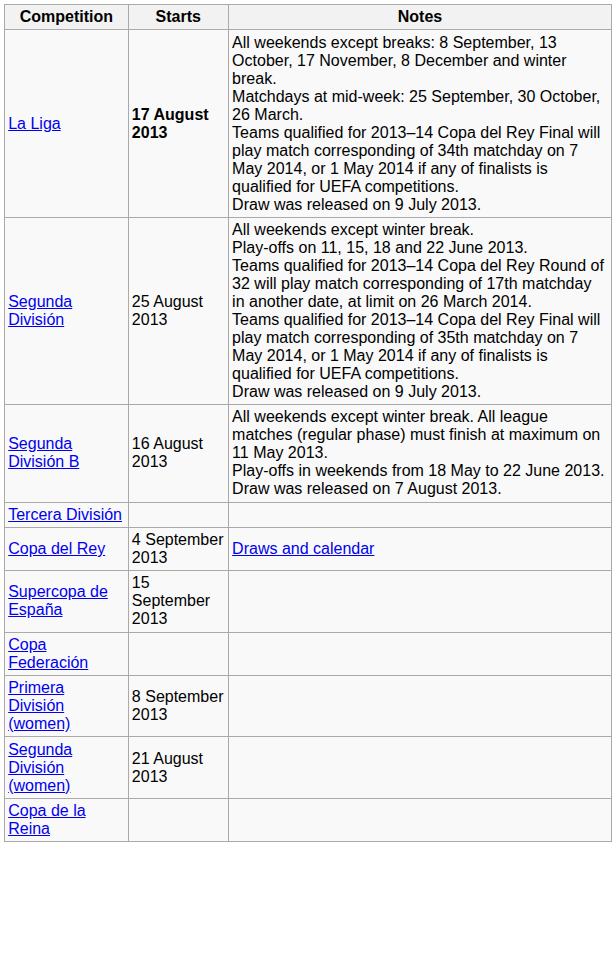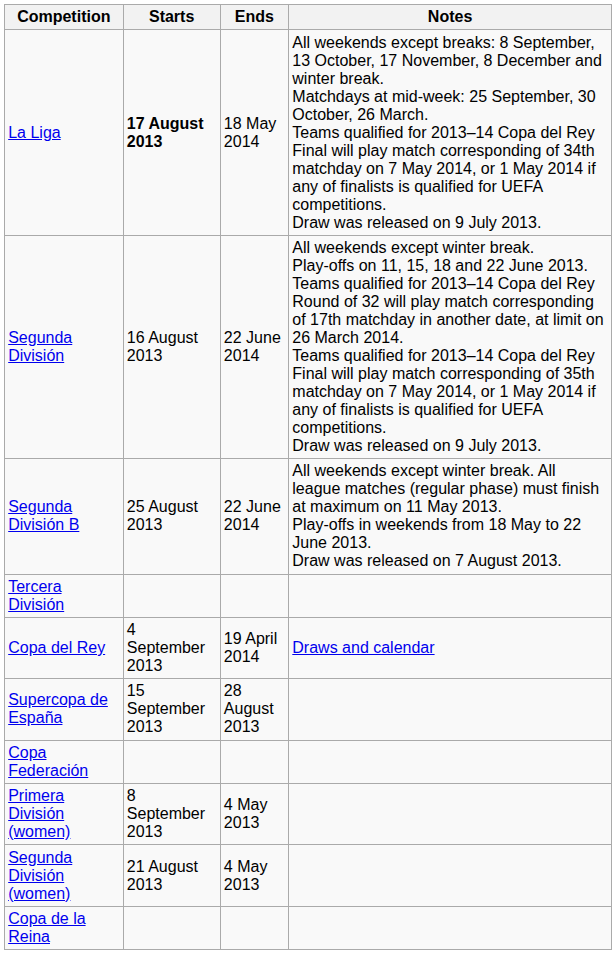+ column: (254, 17)
(167, 310) 25 August 2013 -> (162, 346) 16 August 2013
(167, 453) 16 August 2013 -> (162, 516) 25 August 2013
